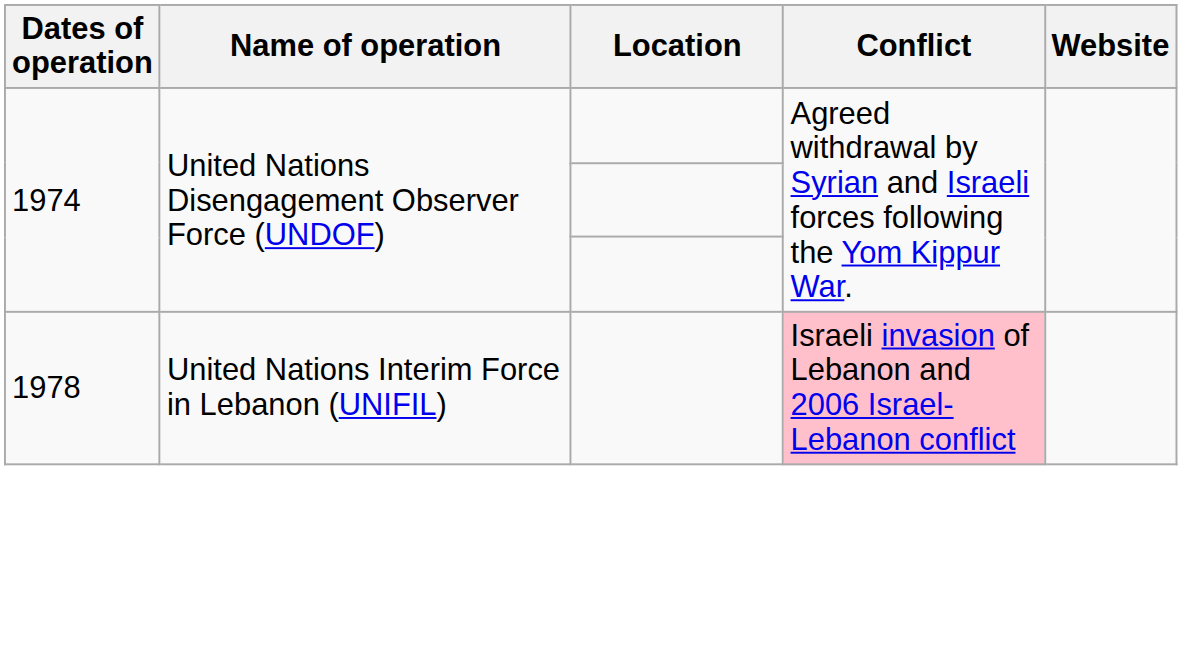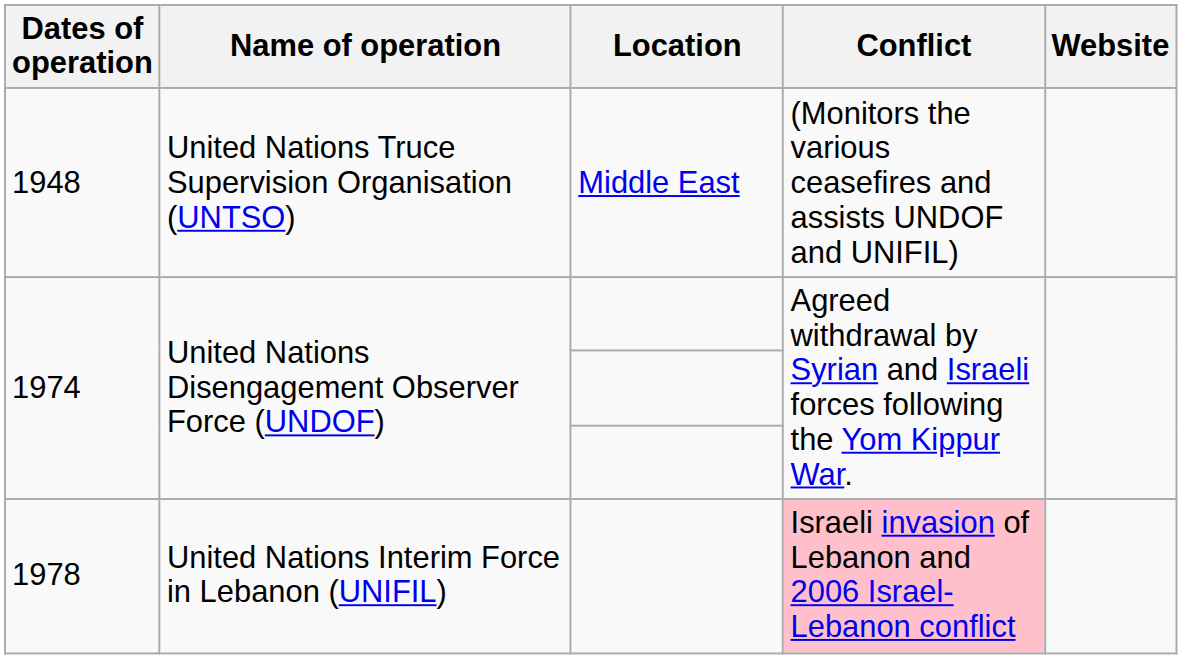+ row: (46, 182)
